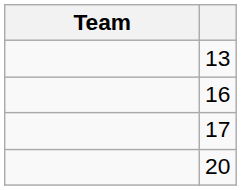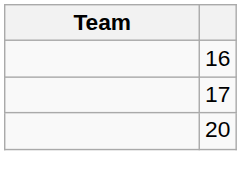- row: (218, 58)
